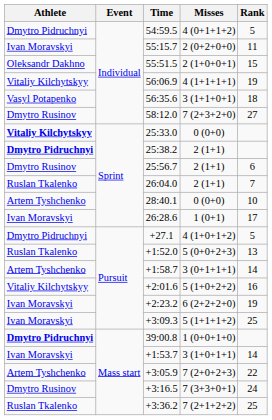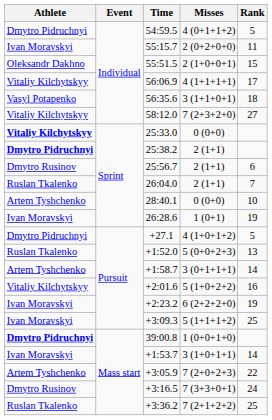(252, 81) 19 -> (252, 81) 17
(41, 116) Dmytro Rusinov -> (47, 116) Vitaliy Kilchytskyy
(252, 218) 17 -> (252, 218) 19
